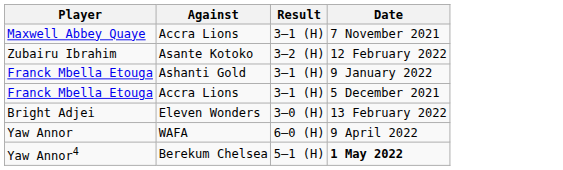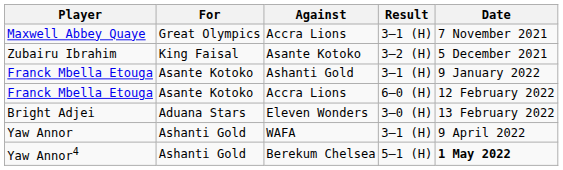+ column: (210, 14)
(389, 54) 12 February 2022 -> (493, 54) 5 December 2021
(299, 93) 3–1 (H) -> (407, 93) 6–0 (H)
(385, 93) 5 December 2021 -> (496, 93) 12 February 2022
(299, 133) 6–0 (H) -> (407, 133) 3–1 (H)
